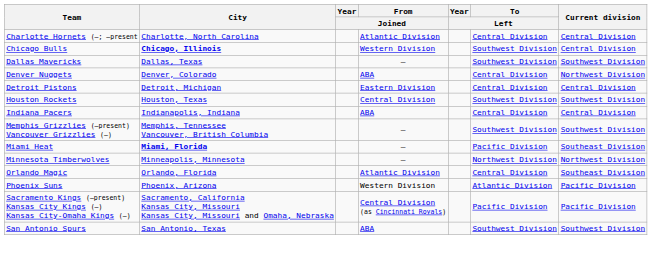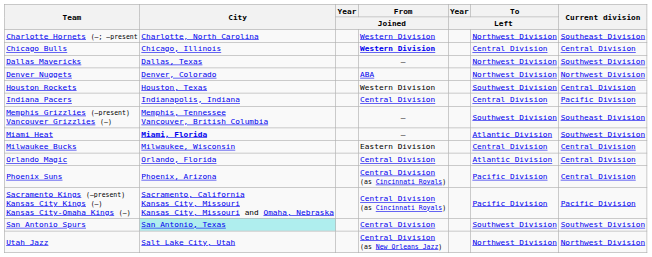(400, 36) Atlantic Division -> (398, 36) Western Division
(510, 36) Central Division -> (515, 36) Northwest Division
(598, 36) Central Division -> (603, 36) Southeast Division
(181, 49) bold -> (181, 49) normal
(398, 49) normal -> (398, 49) bold
(515, 49) Southwest Division -> (510, 49) Central Division
(515, 62) Southwest Division -> (515, 62) Northwest Division
(510, 74) Central Division -> (515, 74) Northwest Division
- row: (41, 87)
(398, 100) Central Division -> (398, 87) Western Division
(603, 100) Southwest Division -> (598, 87) Central Division
(367, 112) ABA -> (398, 100) Central Division
(598, 112) Central Division -> (598, 100) Pacific Division
(603, 130) Southwest Division -> (603, 117) Southeast Division
(510, 147) Pacific Division -> (512, 134) Atlantic Division
(603, 147) Southeast Division -> (603, 134) Southwest Division
+ row: (41, 147)
- row: (58, 159)
(400, 172) Atlantic Division -> (398, 159) Central Division
(510, 172) Central Division -> (512, 159) Atlantic Division
(603, 172) Southeast Division -> (598, 159) Central Division
(398, 185) Western Division -> (403, 177) Central Division (as Cincinnati Royals)
(512, 185) Atlantic Division -> (510, 177) Pacific Division
(598, 185) Pacific Division -> (598, 177) Central Division
(184, 228) no background -> (184, 225) paleturquoise background
(367, 228) ABA -> (398, 225) Central Division
+ row: (27, 242)
